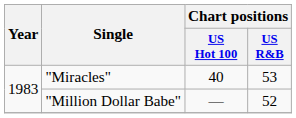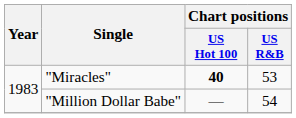(216, 77) normal -> (216, 77) bold
(270, 101) 52 -> (270, 101) 54
